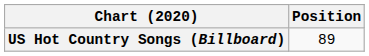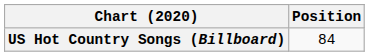(327, 40) 89 -> (327, 40) 84
